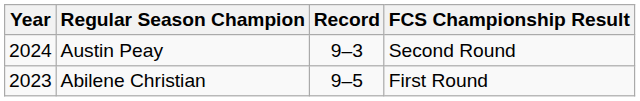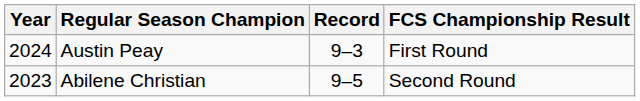(452, 50) Second Round -> (438, 50) First Round
(438, 80) First Round -> (452, 80) Second Round
